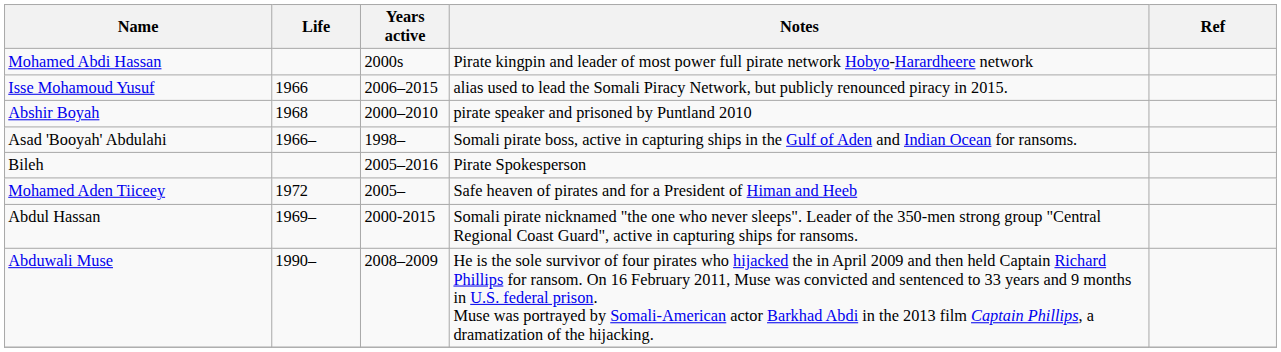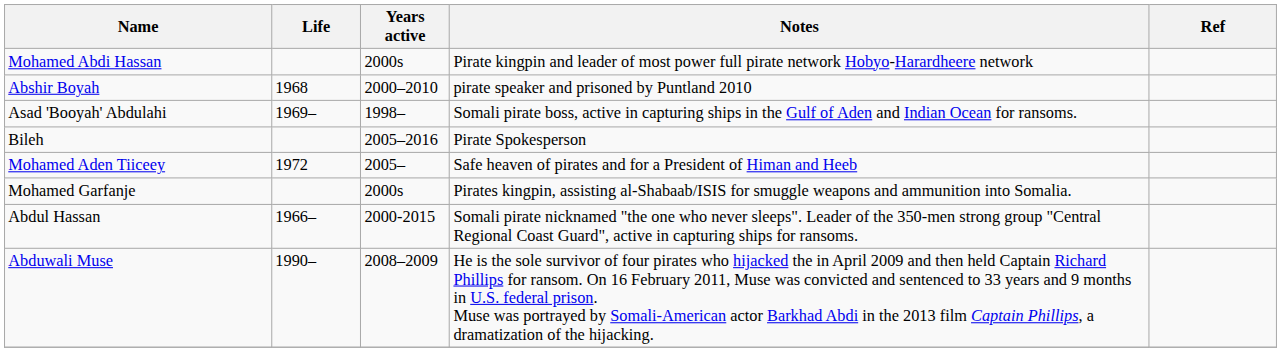- row: (81, 87)
(296, 139) 1966– -> (296, 113) 1969–
+ row: (72, 191)
(296, 216) 1969– -> (296, 216) 1966–
